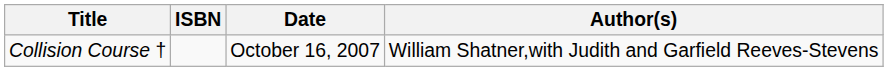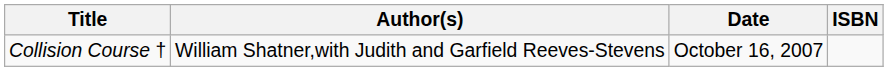columns swapped: (634, 19) <-> (198, 19)
